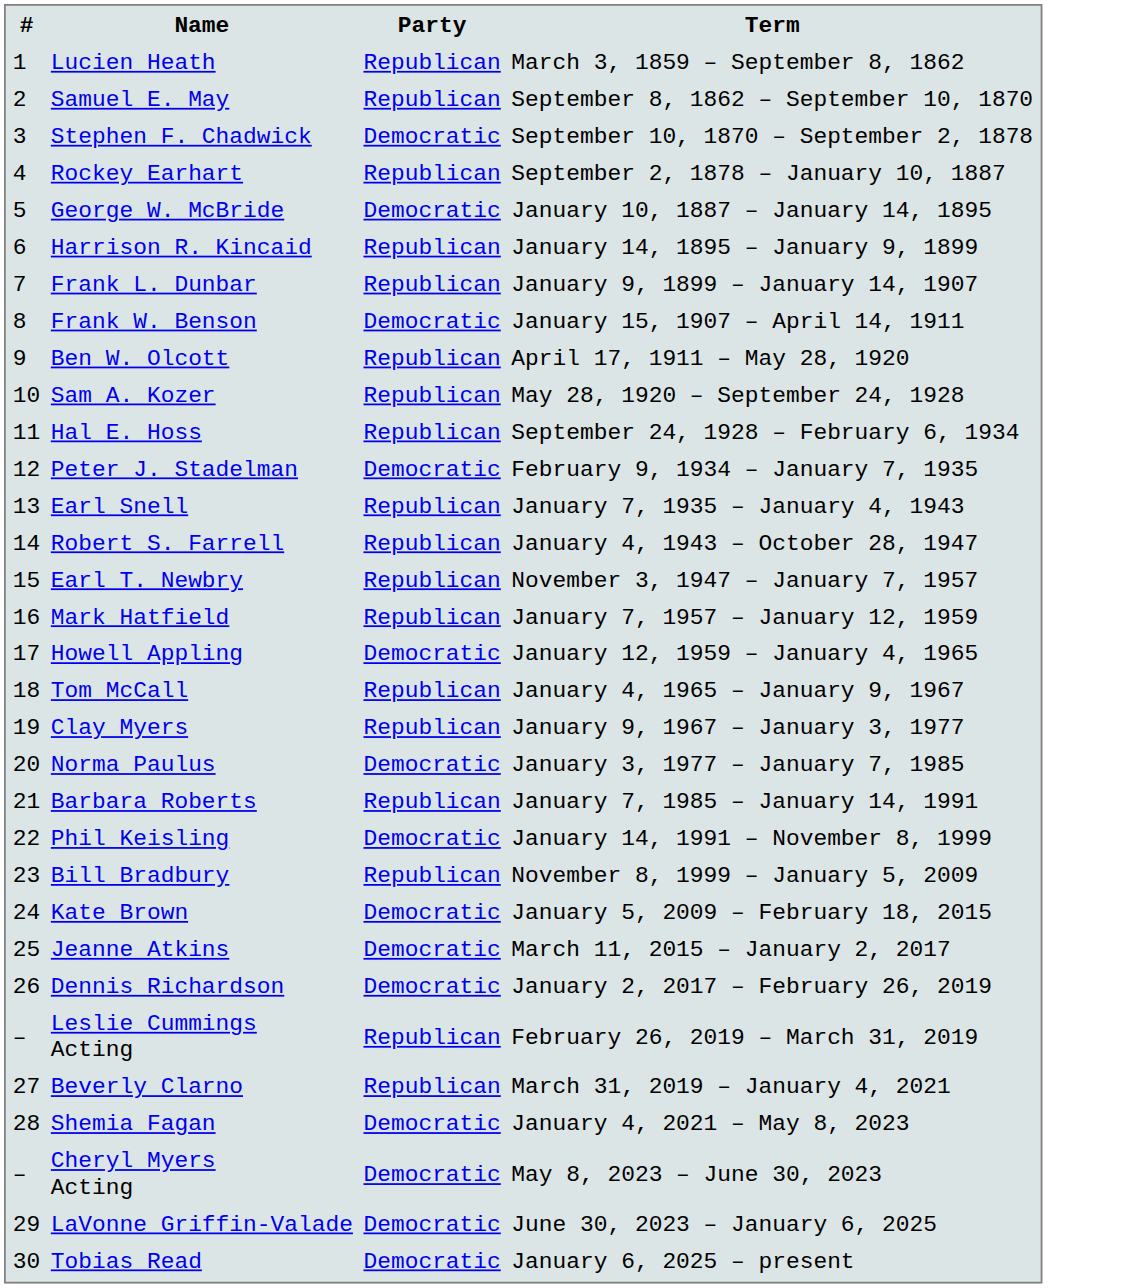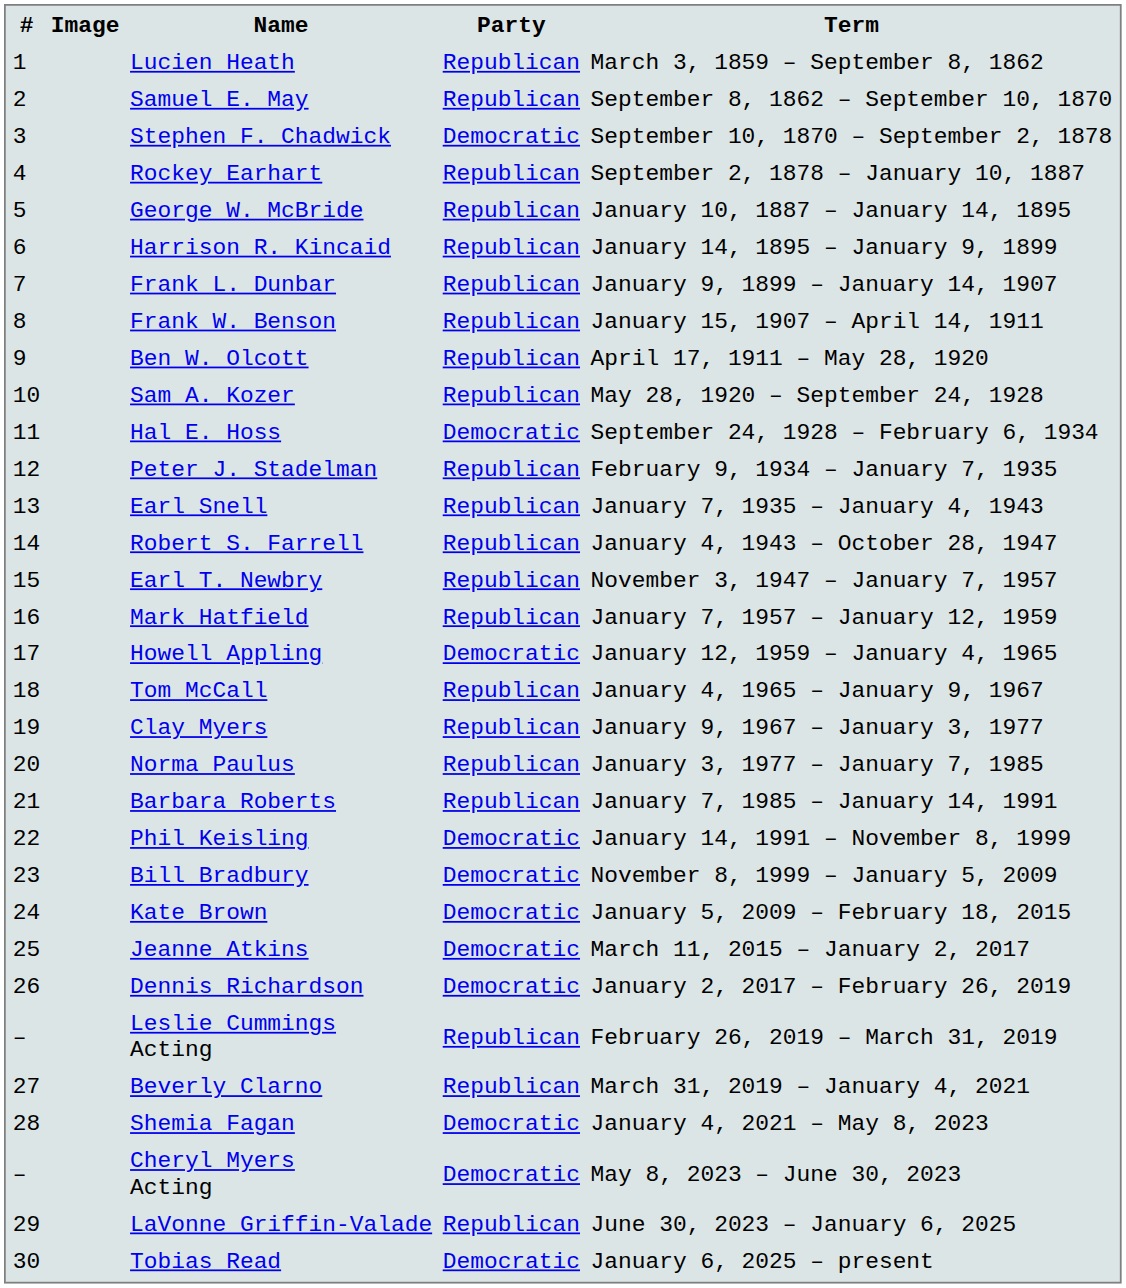+ column: (85, 26)
(432, 211) Democratic -> (511, 211) Republican
(432, 322) Democratic -> (511, 322) Republican
(432, 433) Republican -> (511, 433) Democratic
(432, 470) Democratic -> (511, 470) Republican
(432, 765) Democratic -> (511, 765) Republican
(432, 876) Republican -> (511, 876) Democratic
(432, 1225) Democratic -> (511, 1225) Republican
